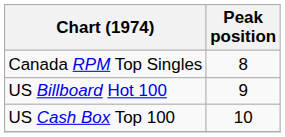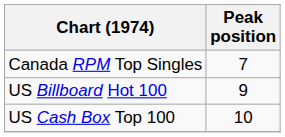(243, 63) 8 -> (243, 63) 7
